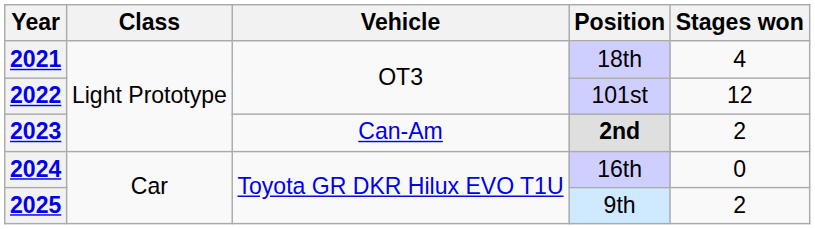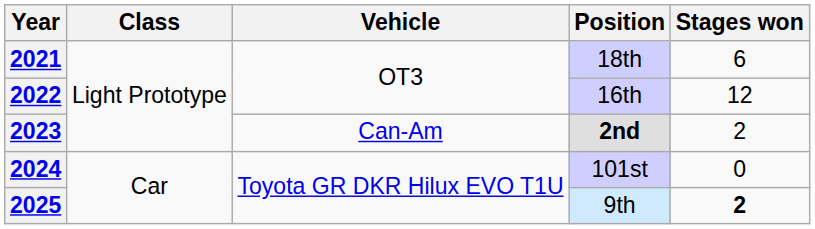(740, 59) 4 -> (740, 59) 6
(620, 95) 101st -> (620, 95) 16th
(620, 168) 16th -> (620, 168) 101st
(740, 205) normal -> (740, 205) bold
